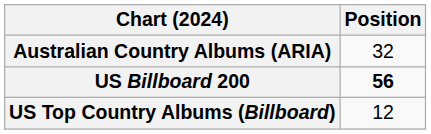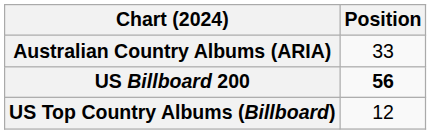(383, 50) 32 -> (383, 50) 33
